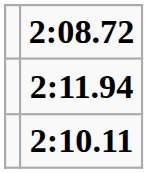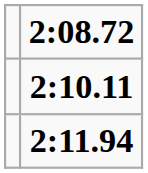rows swapped: (82, 140) <-> (82, 85)
